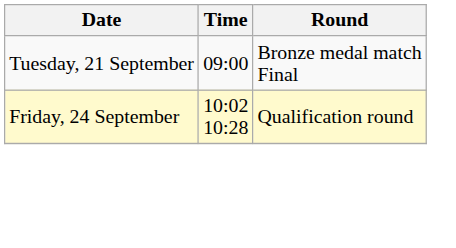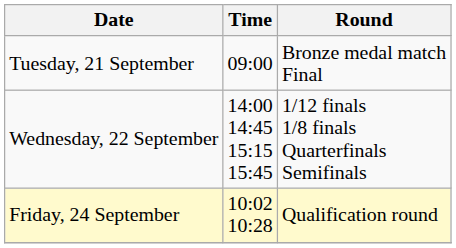+ row: (114, 138)
